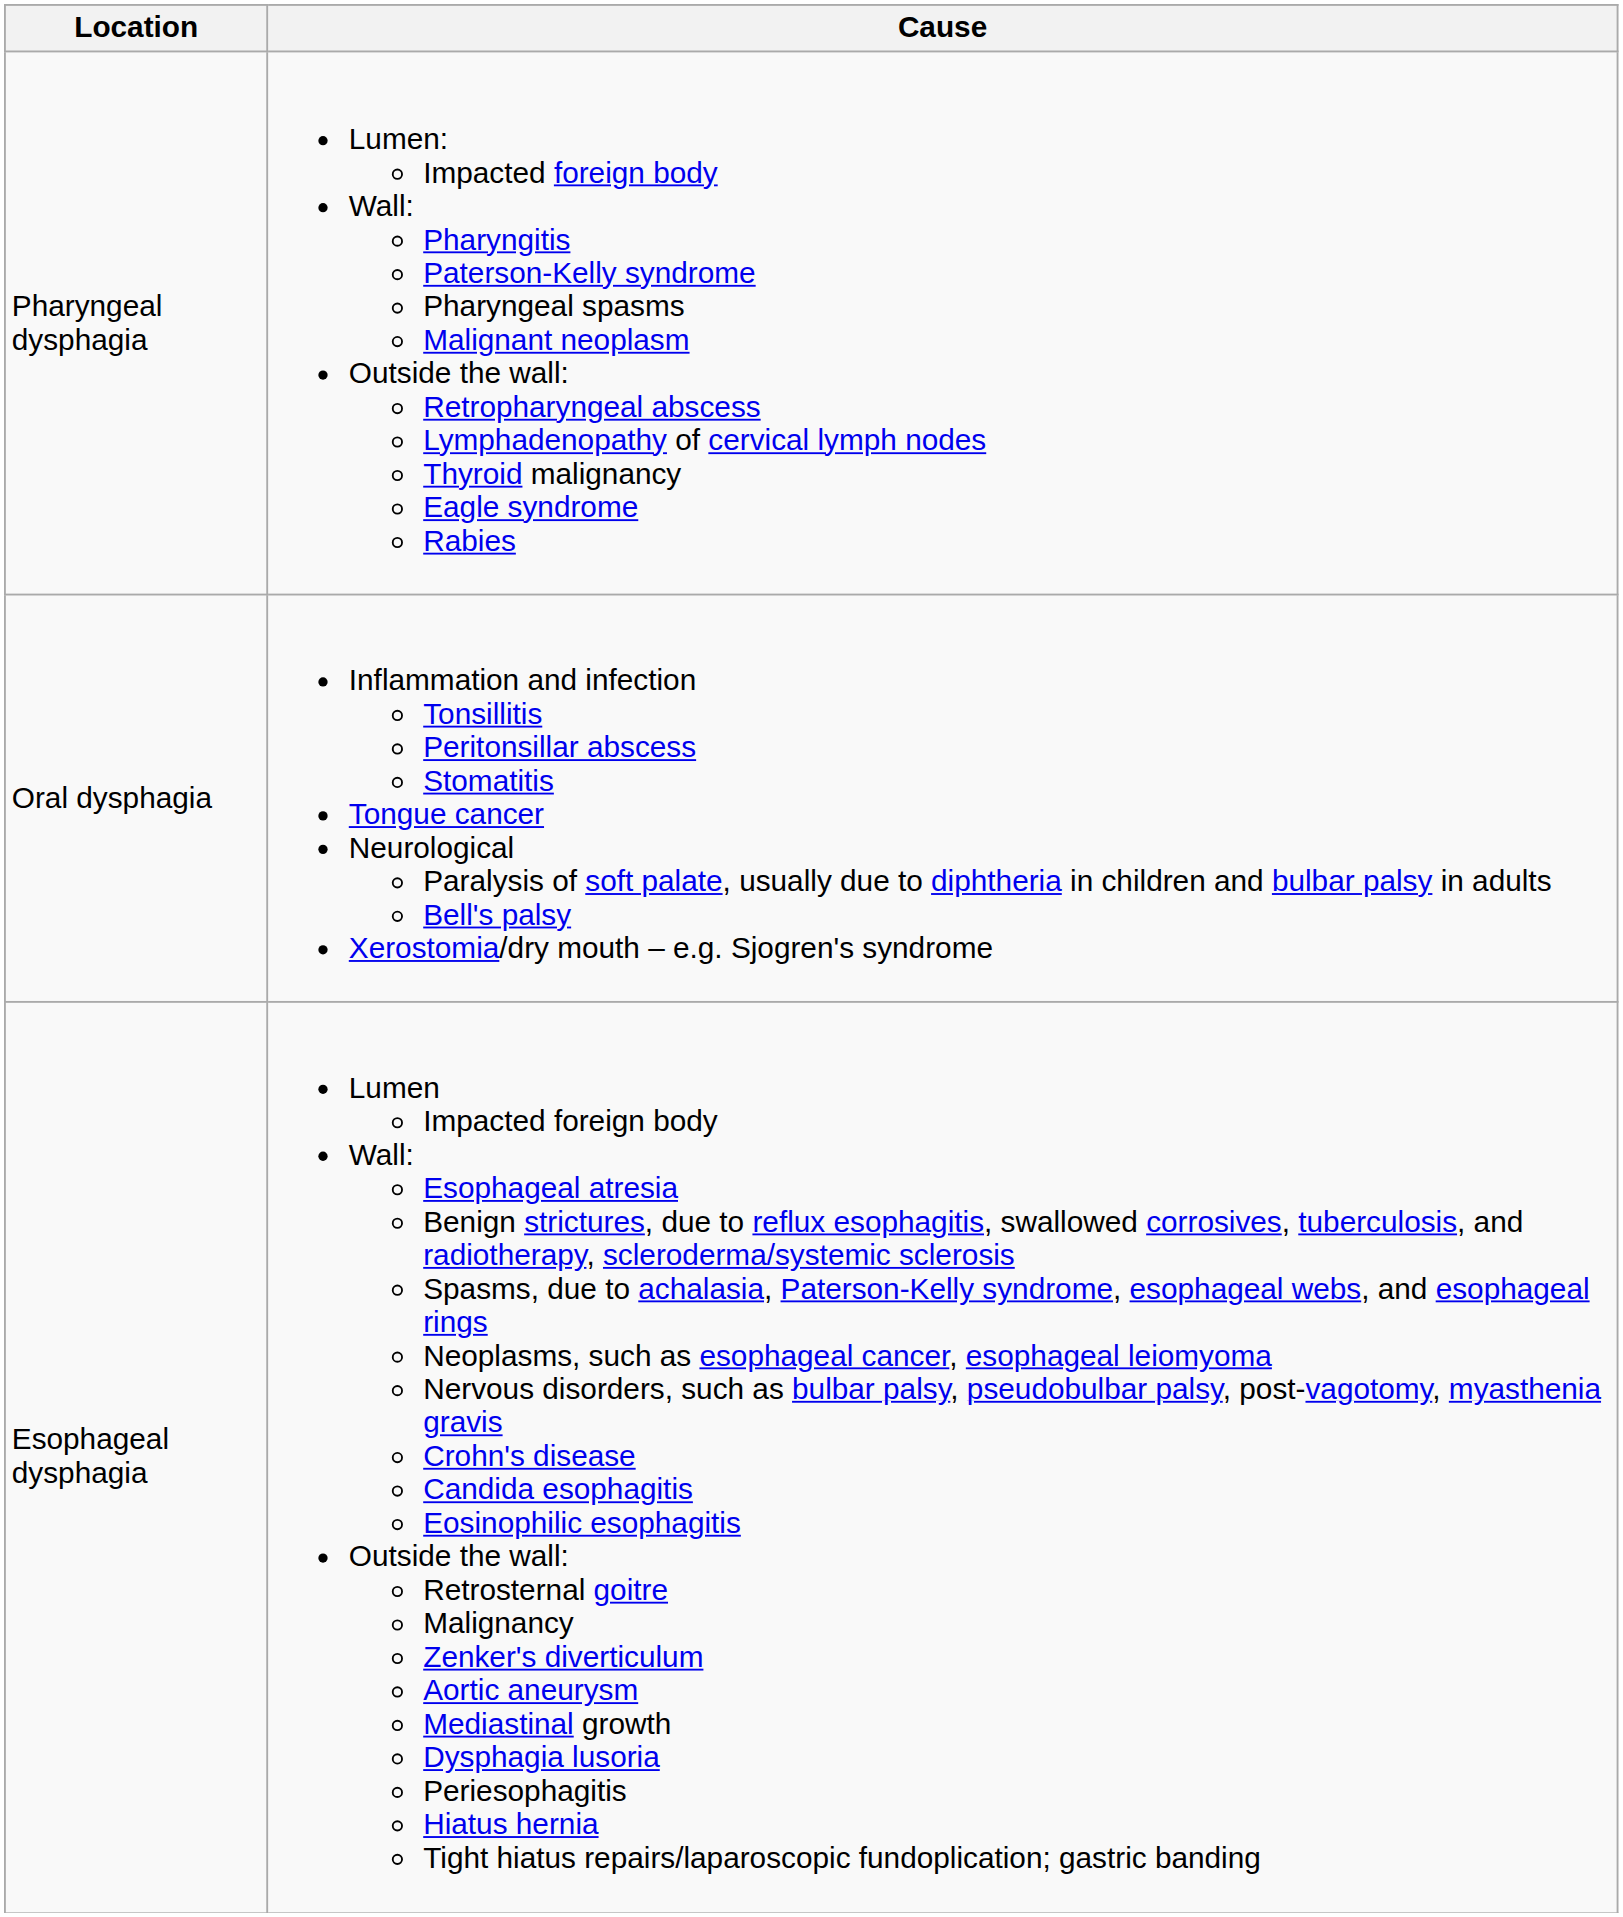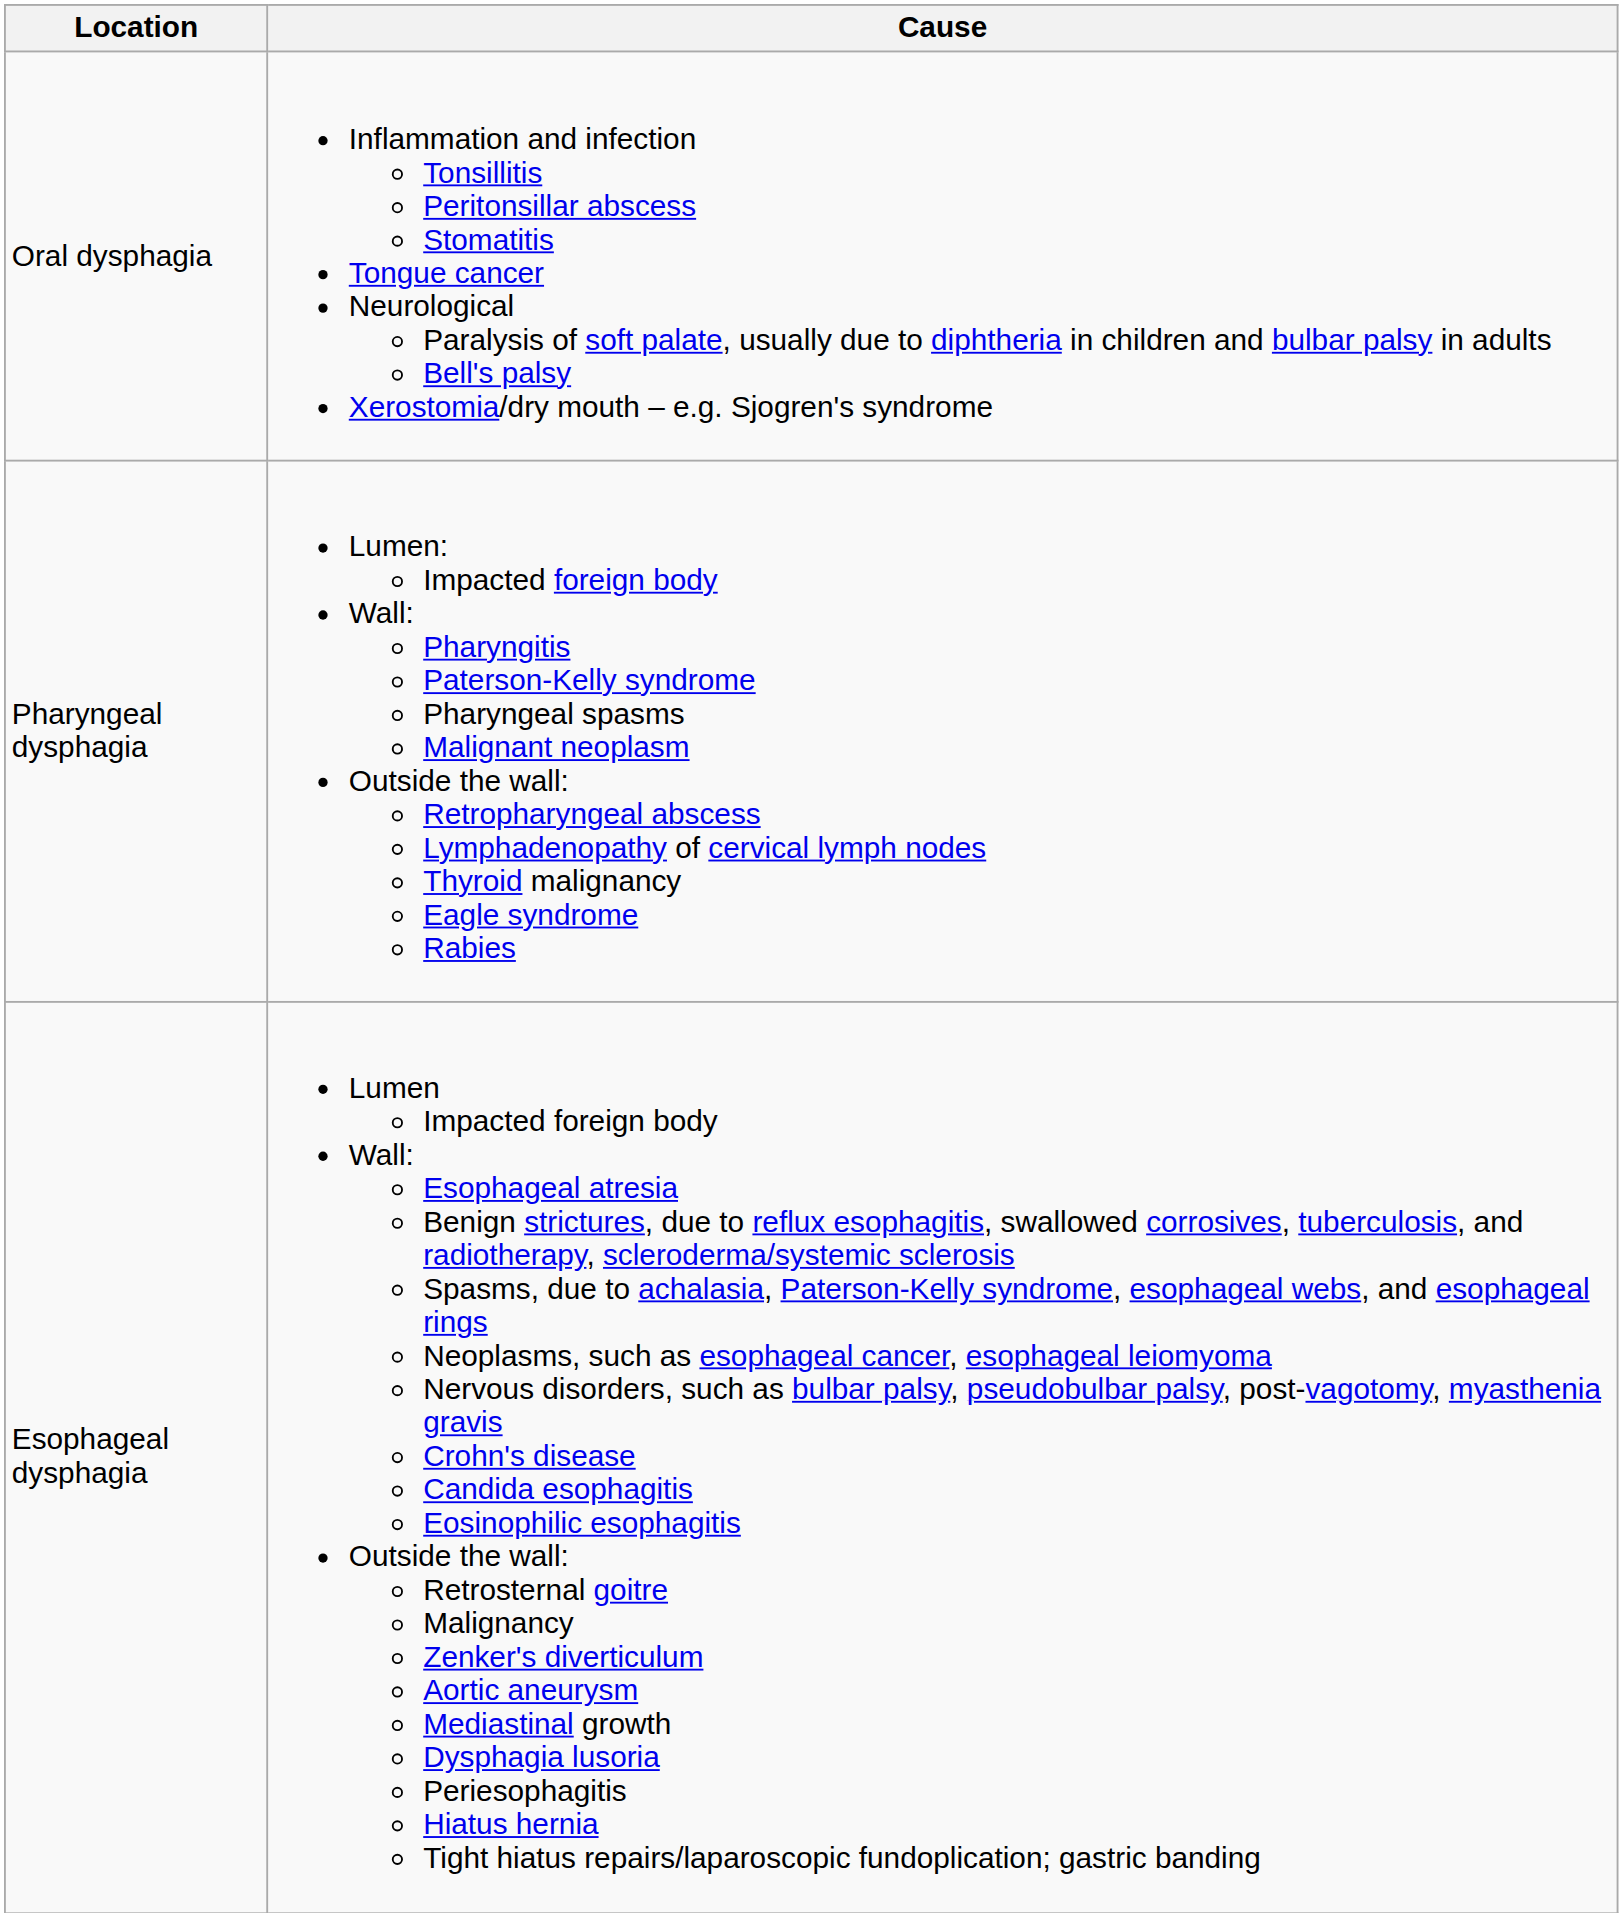rows swapped: (112, 797) <-> (87, 322)
